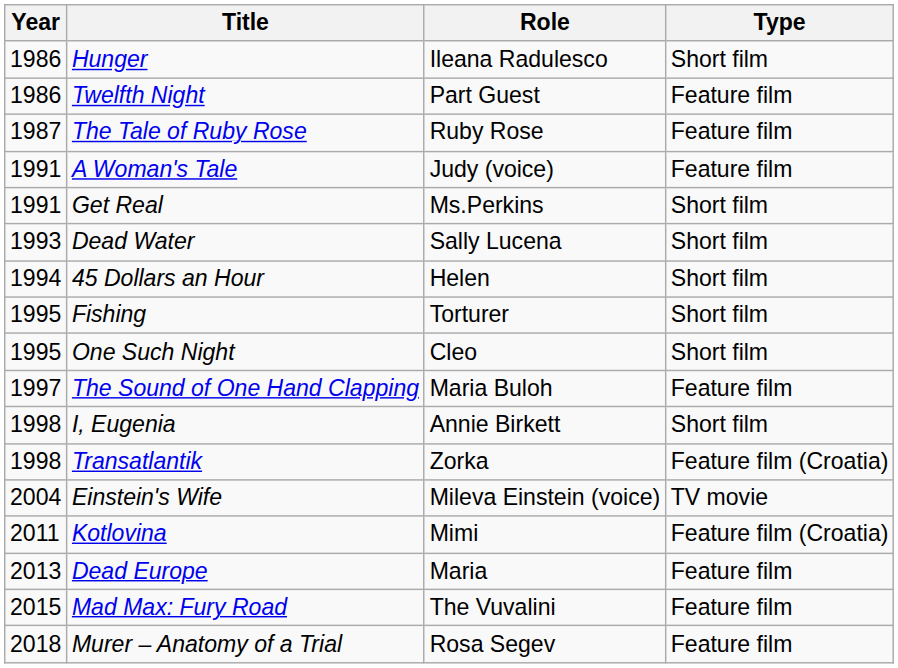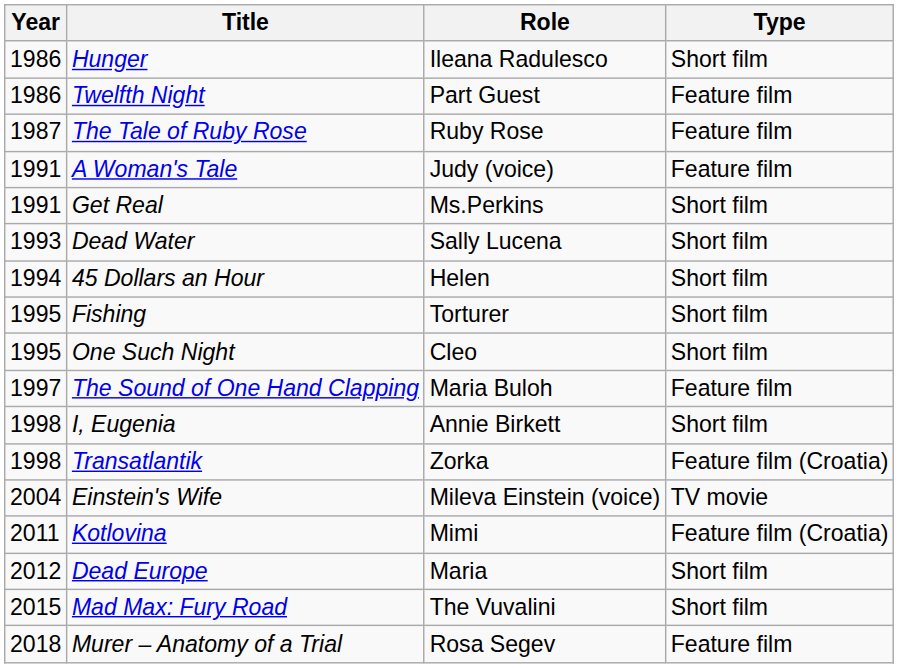(36, 570) 2013 -> (36, 570) 2012
(732, 570) Feature film -> (719, 570) Short film
(732, 607) Feature film -> (719, 607) Short film
